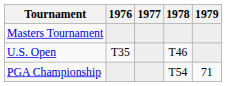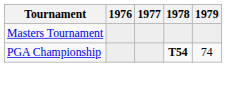- row: (32, 52)
(178, 72) normal -> (178, 52) bold
(207, 72) 71 -> (207, 52) 74
